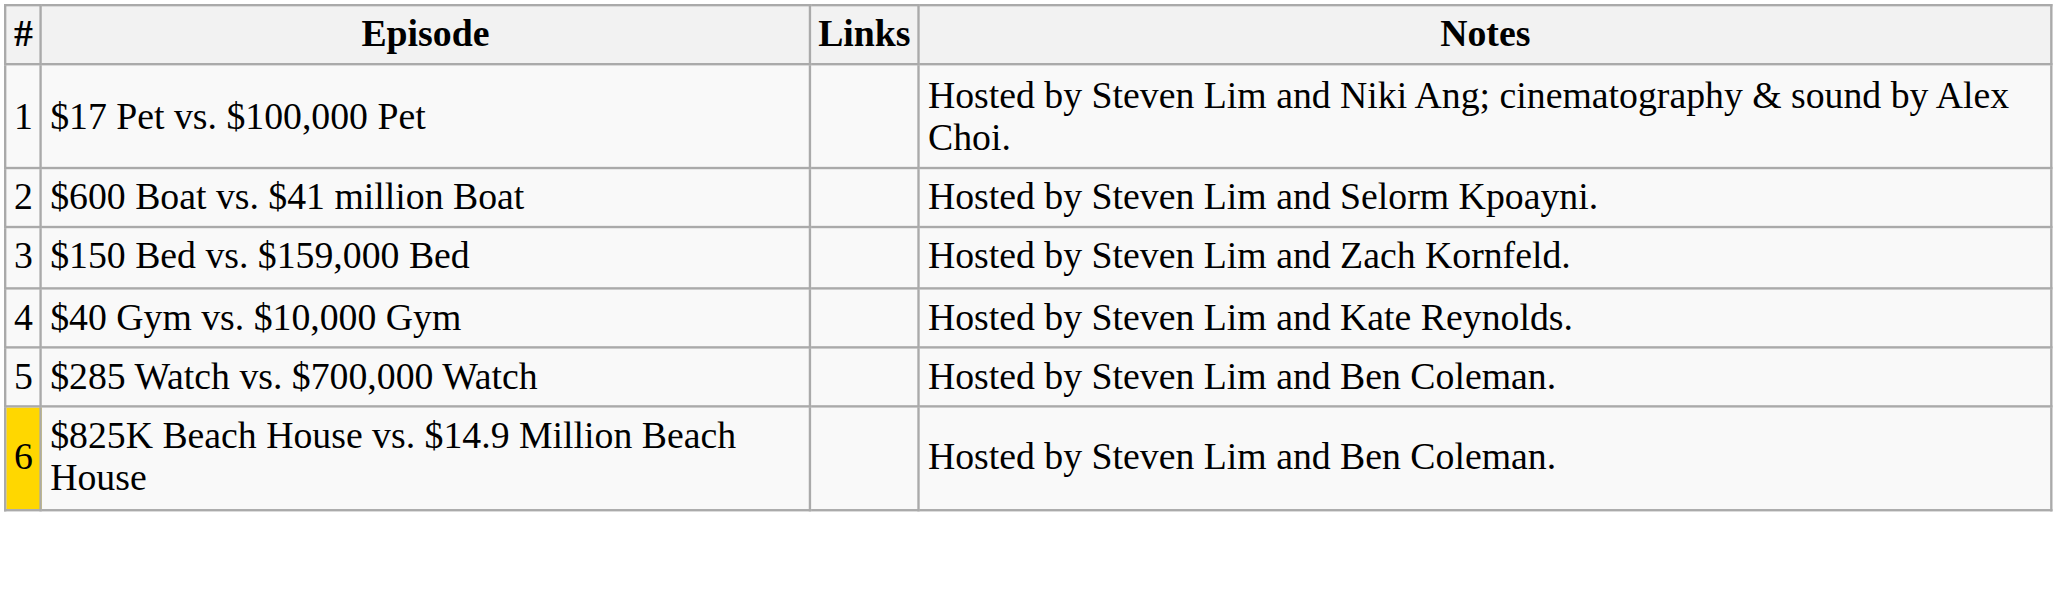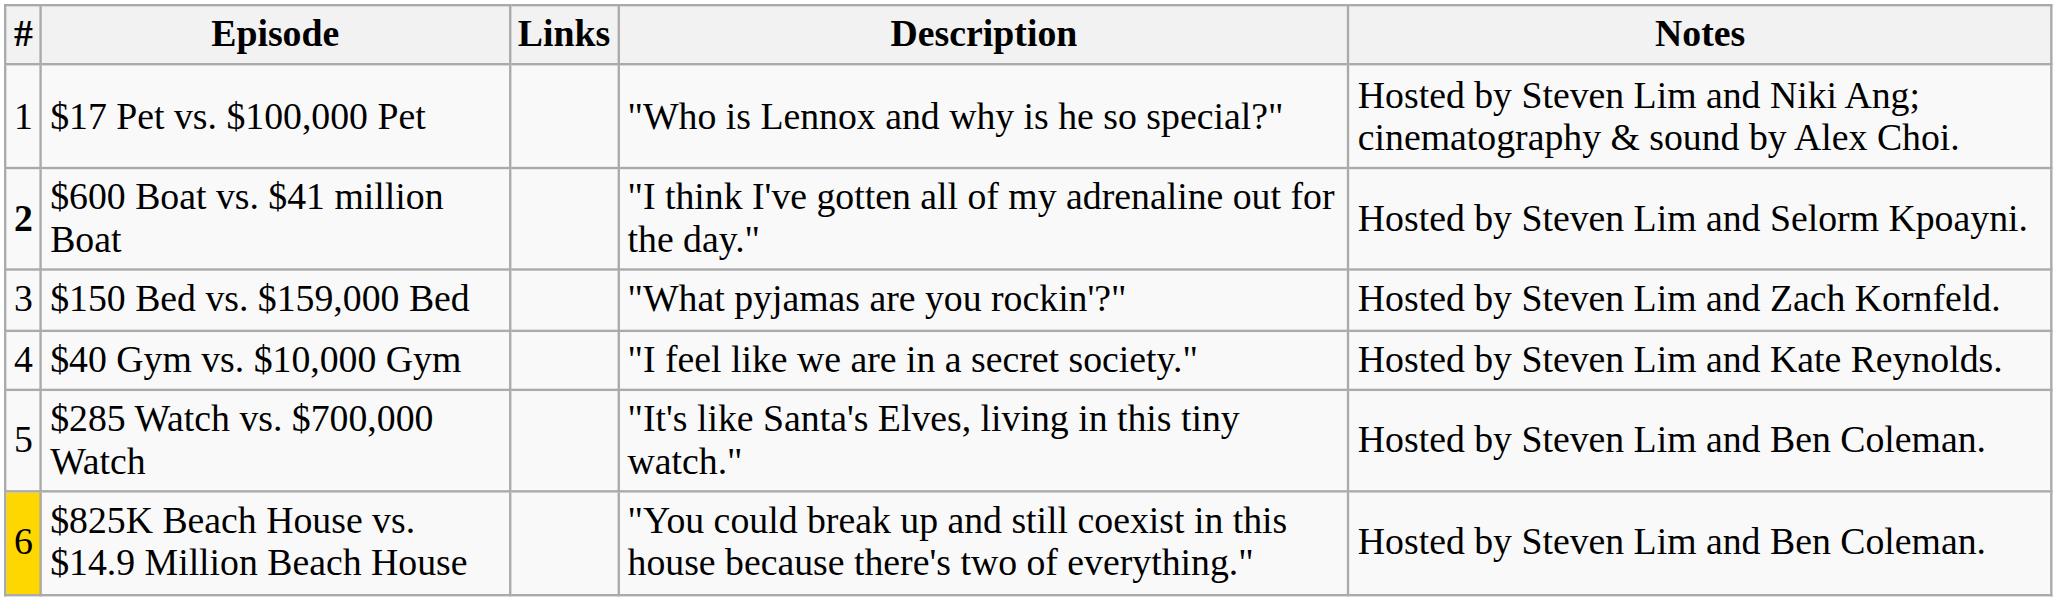+ column: (984, 34)
(23, 196) normal -> (23, 217) bold
